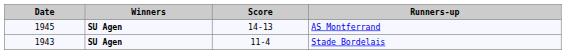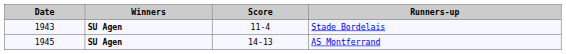rows swapped: (348, 42) <-> (346, 27)
